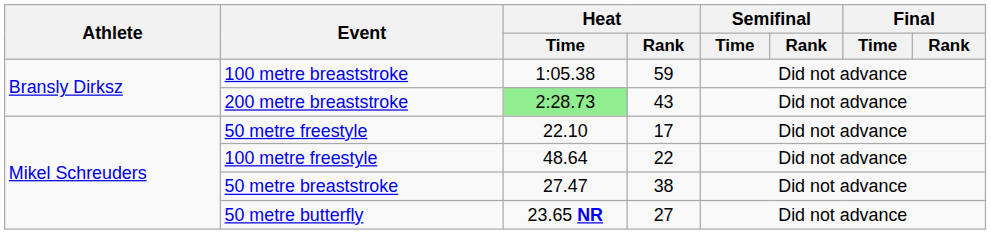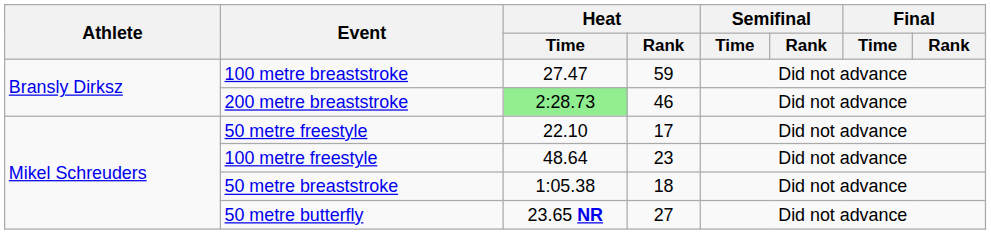(565, 74) 1:05.38 -> (565, 74) 27.47
(664, 102) 43 -> (664, 102) 46
(664, 159) 22 -> (664, 159) 23
(565, 187) 27.47 -> (565, 187) 1:05.38
(664, 187) 38 -> (664, 187) 18
